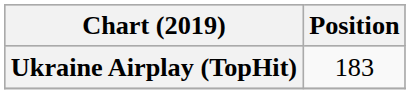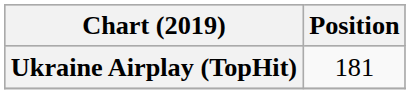(354, 66) 183 -> (354, 66) 181
